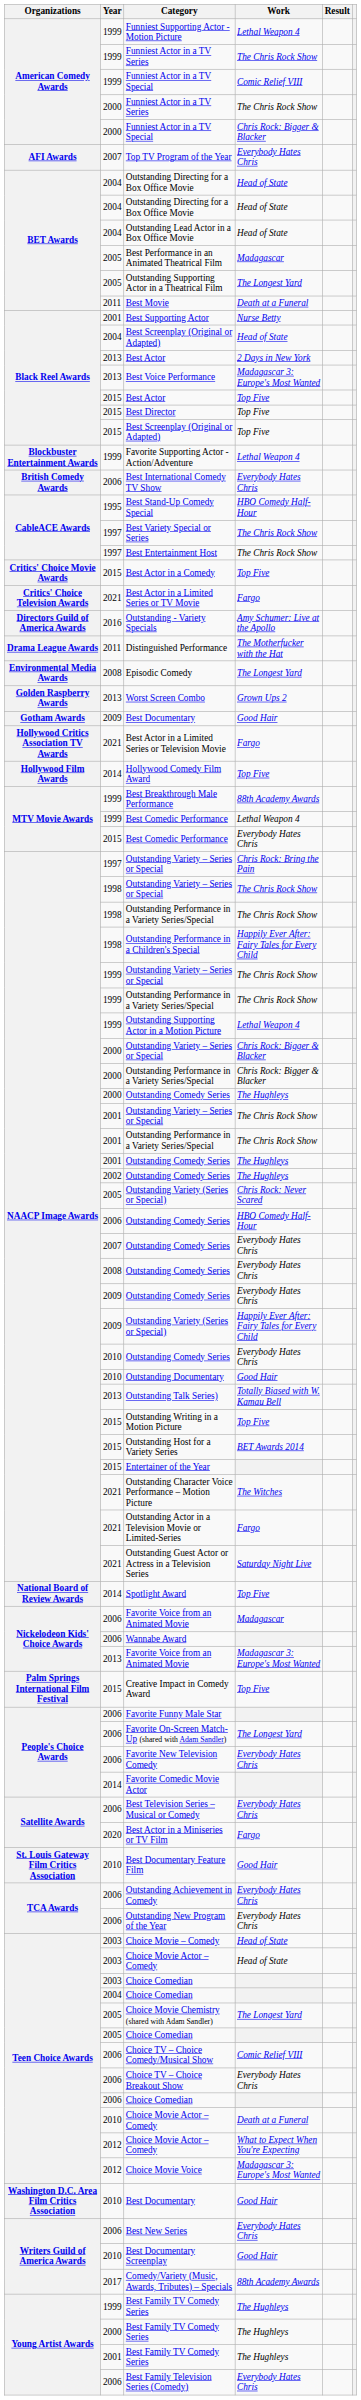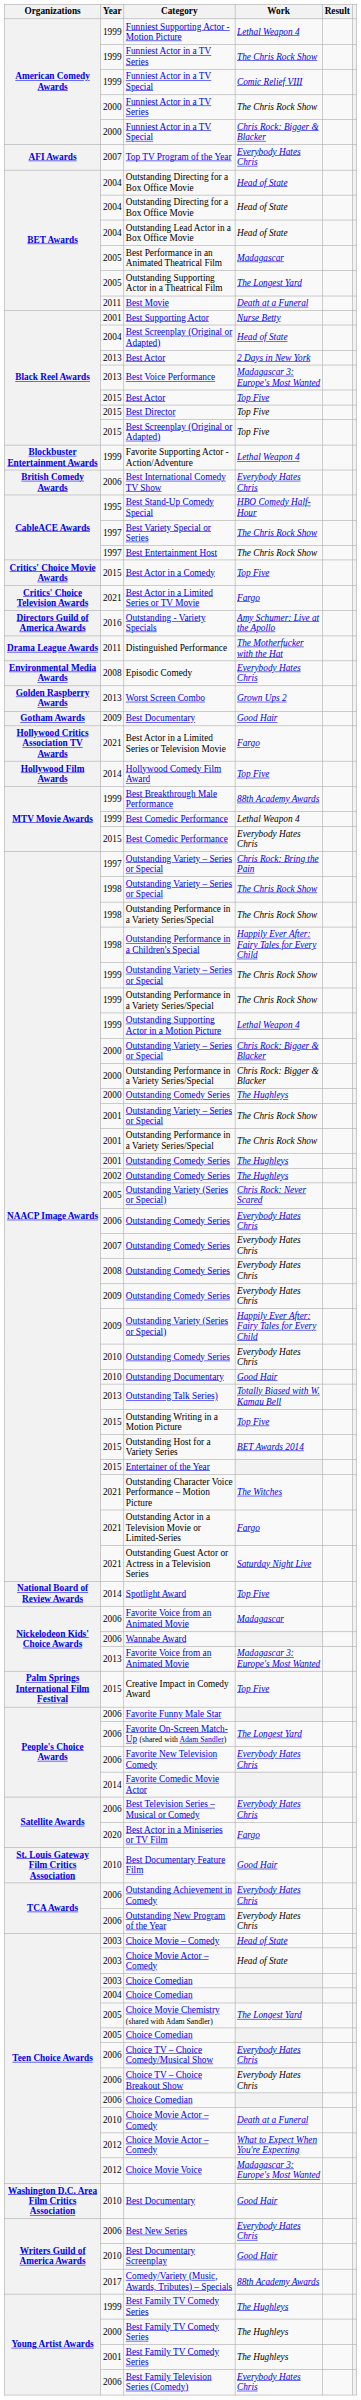(269, 673) The Longest Yard -> (269, 673) Everybody Hates Chris
(274, 1220) HBO Comedy Half-Hour -> (269, 1220) Everybody Hates Chris
(270, 2055) Comic Relief VIII -> (269, 2055) Everybody Hates Chris
